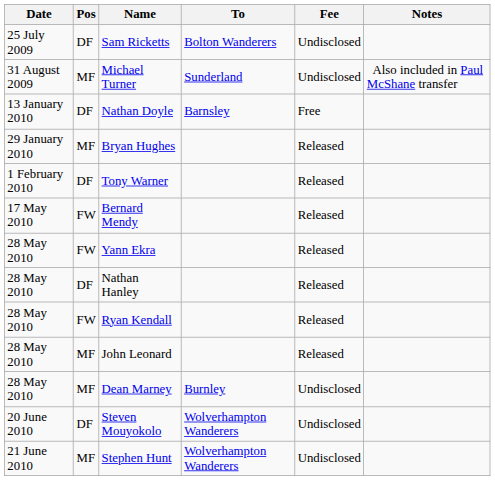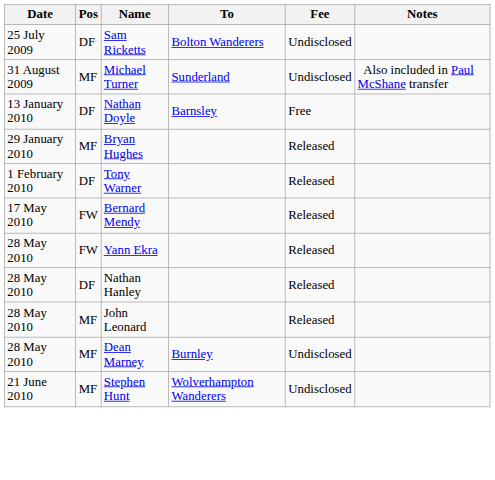- row: (137, 319)
- row: (131, 423)
